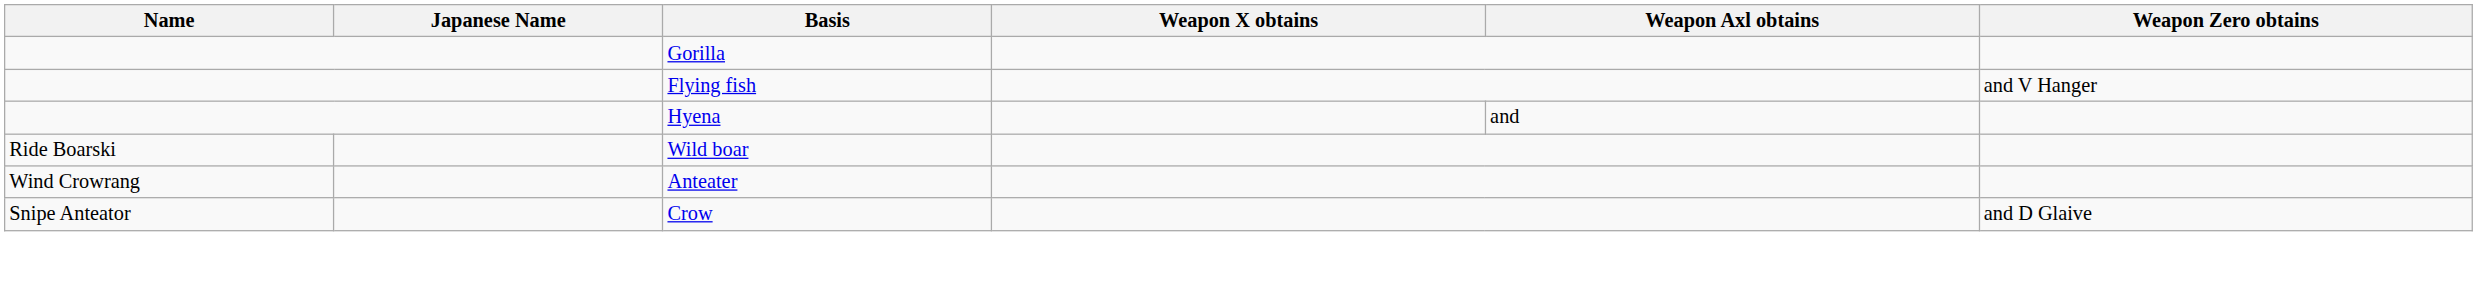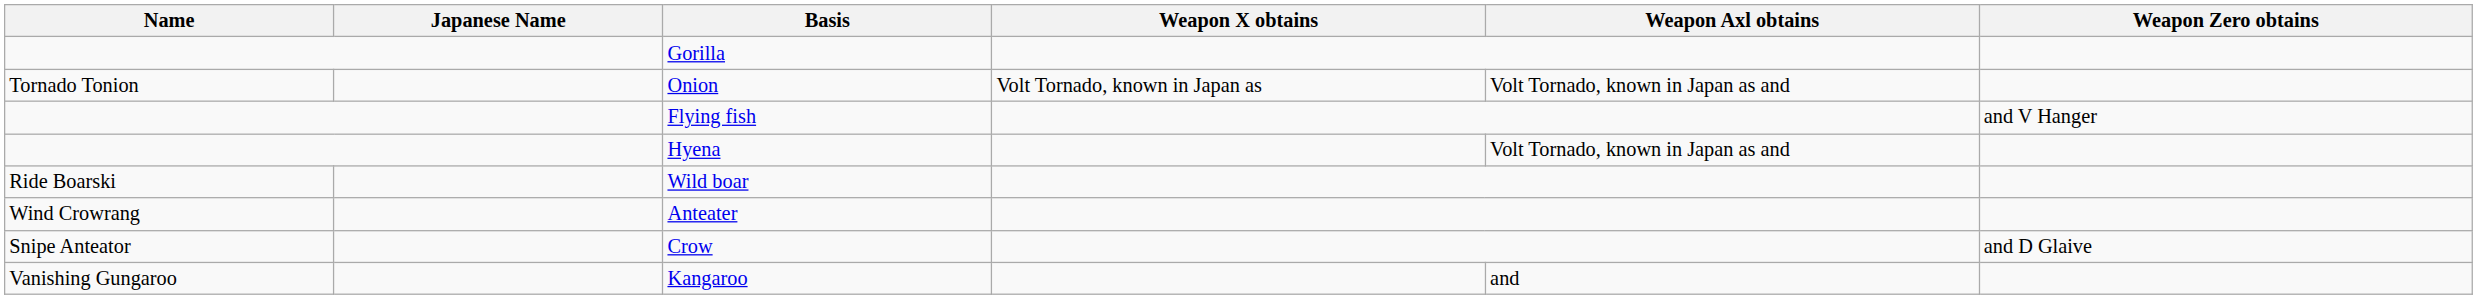+ row: (693, 85)
(1505, 117) and -> (1640, 149) Volt Tornado, known in Japan as and
+ row: (708, 278)
